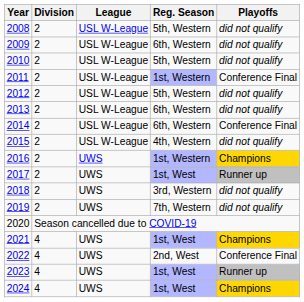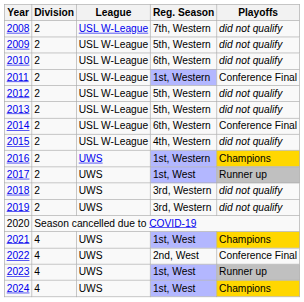(182, 28) 5th, Western -> (182, 28) 7th, Western
(182, 45) 6th, Western -> (182, 45) 5th, Western
(182, 61) 5th, Western -> (182, 61) 6th, Western
(182, 110) 6th, Western -> (182, 110) 5th, Western
(182, 207) 7th, Western -> (182, 207) 3rd, Western
